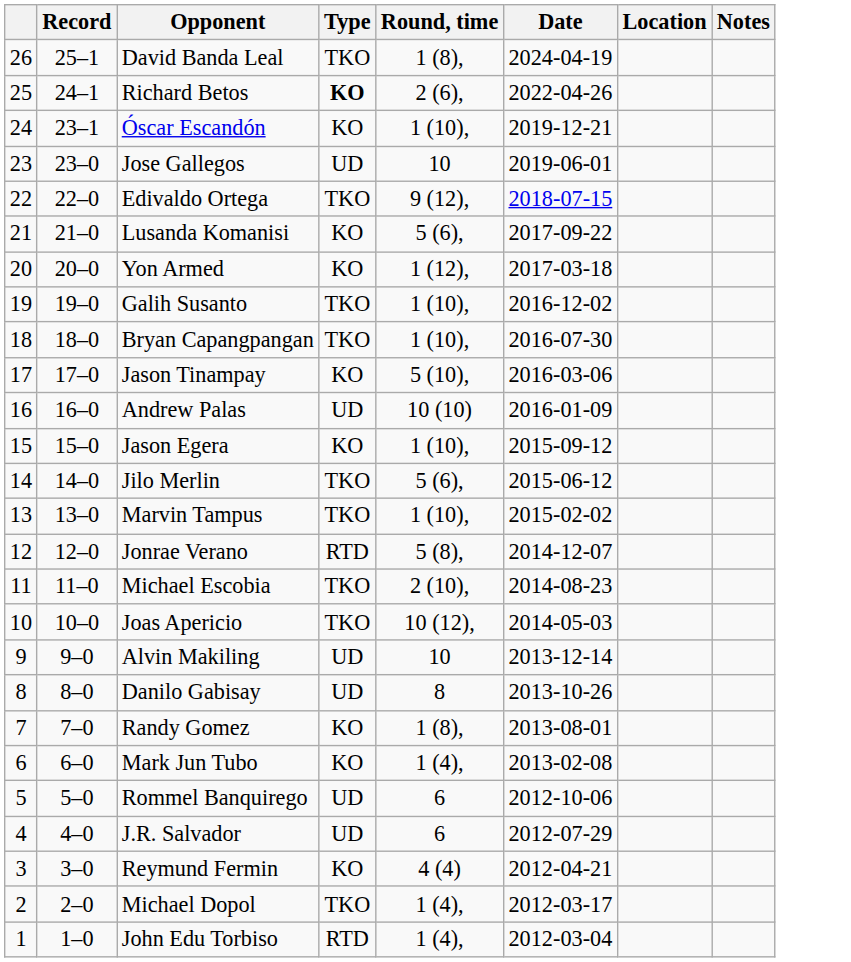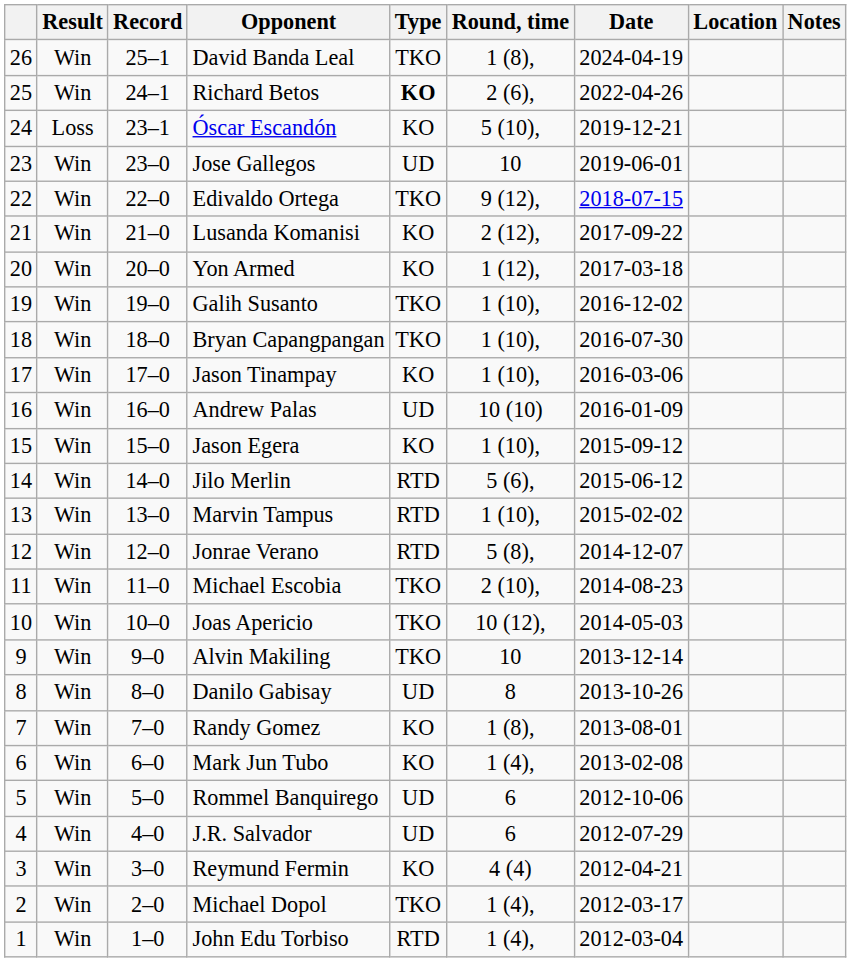+ column: (73, 22)
(440, 127) 1 (10), -> (510, 127) 5 (10),
(440, 233) 5 (6), -> (510, 233) 2 (12),
(440, 374) 5 (10), -> (510, 374) 1 (10),
(347, 480) TKO -> (418, 480) RTD
(347, 515) TKO -> (418, 515) RTD
(347, 657) UD -> (418, 657) TKO
